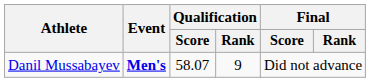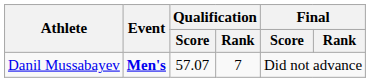(192, 65) 58.07 -> (192, 65) 57.07
(238, 65) 9 -> (238, 65) 7
